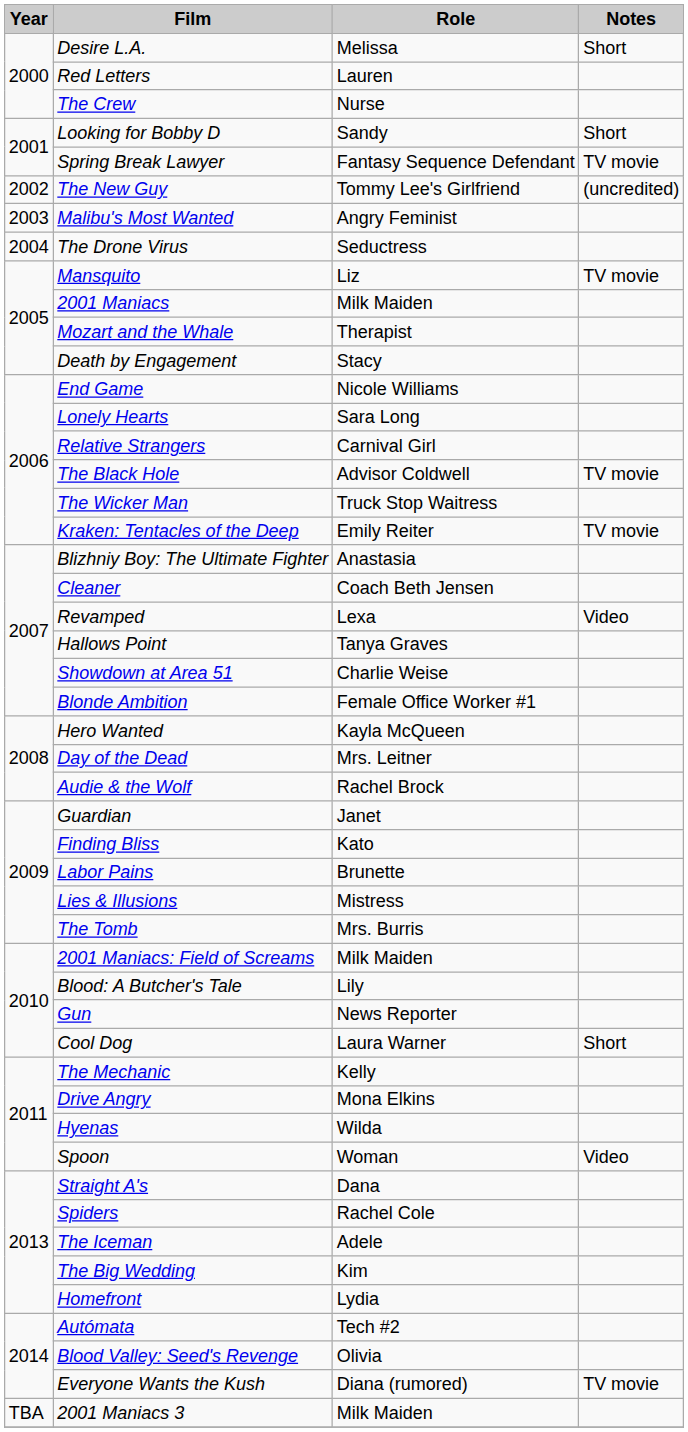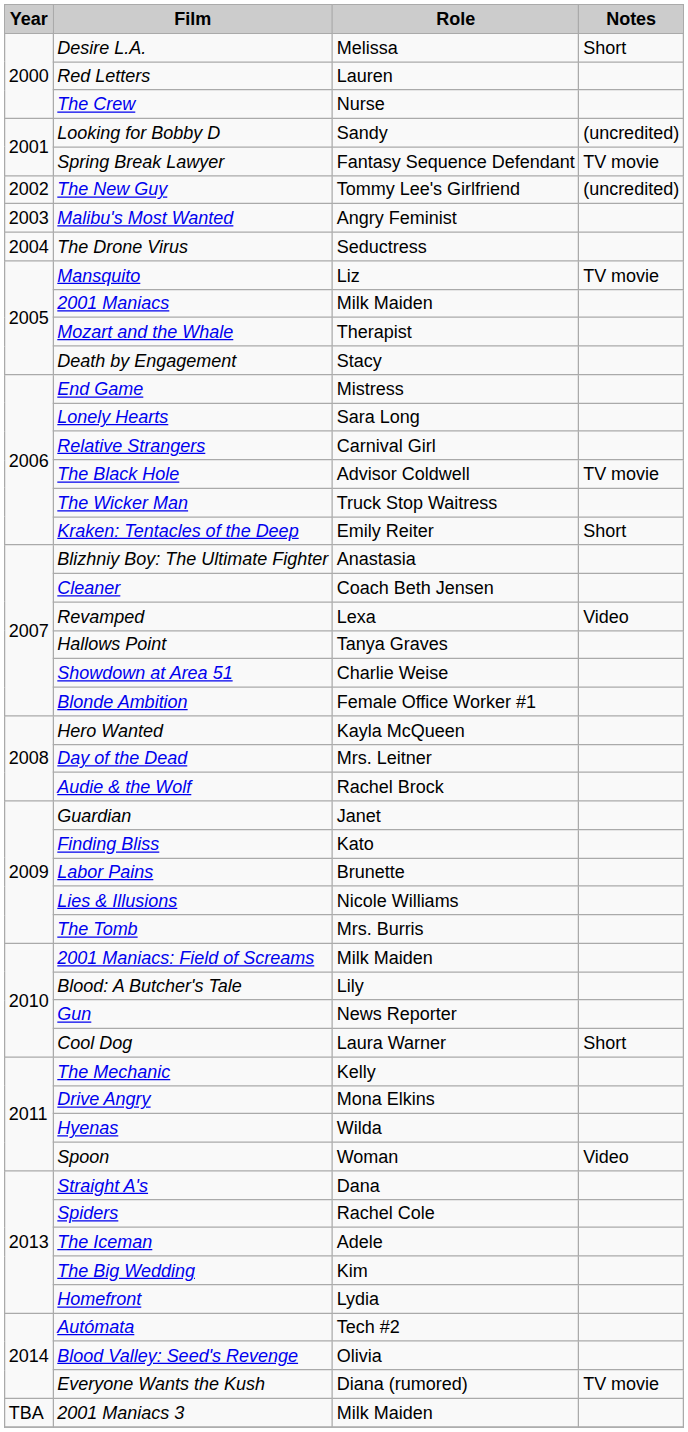(605, 133) Short -> (631, 133) (uncredited)
(398, 389) Nicole Williams -> (370, 389) Mistress
(621, 531) TV movie -> (605, 531) Short
(370, 901) Mistress -> (398, 901) Nicole Williams
